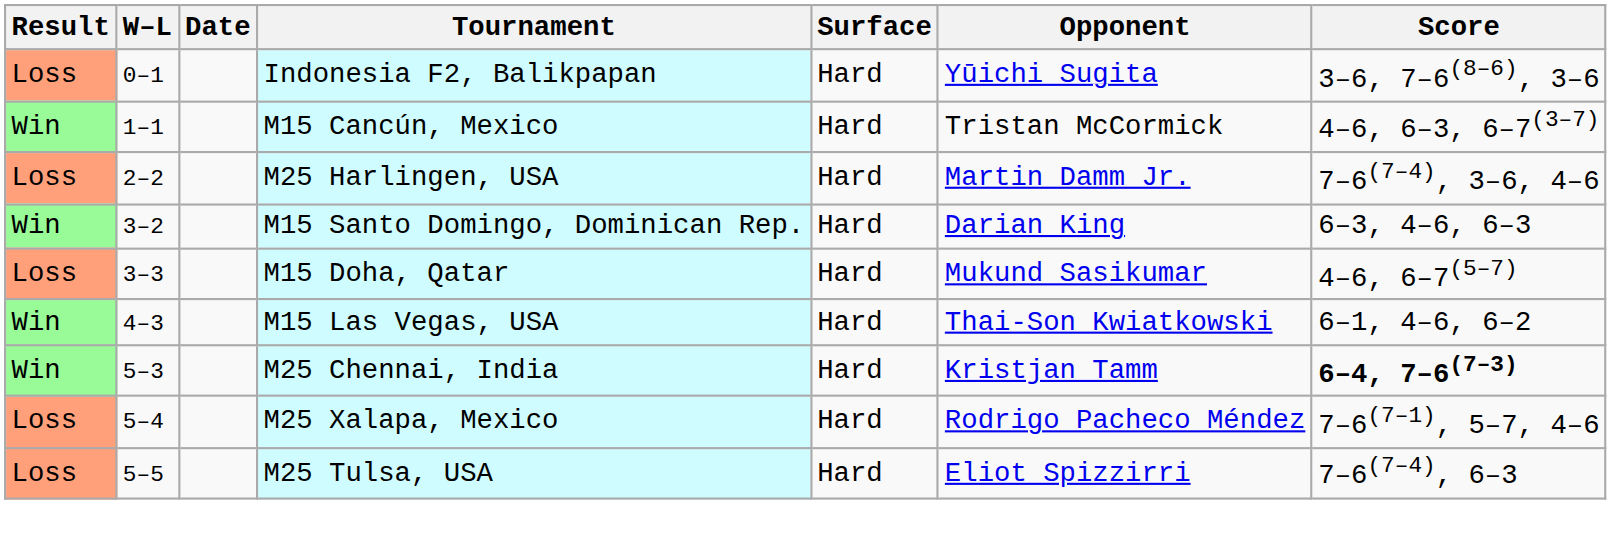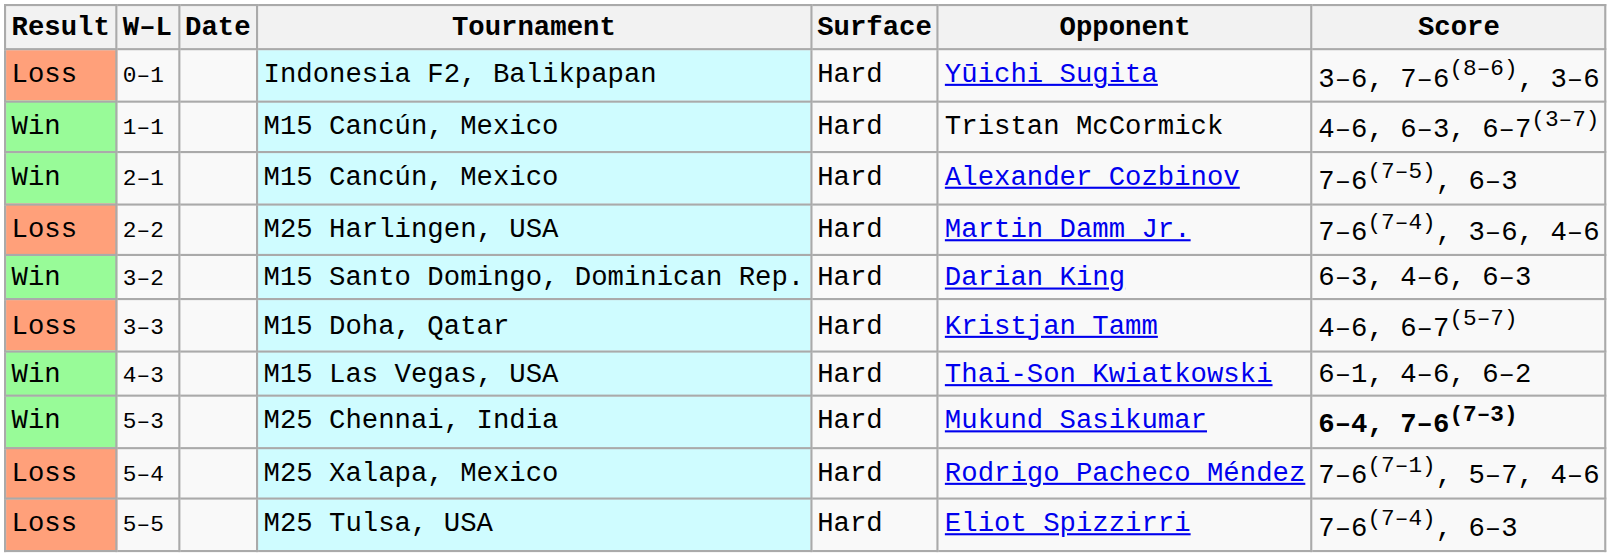+ row: (143, 179)
(1076, 274) Mukund Sasikumar -> (1051, 326) Kristjan Tamm
(1051, 370) Kristjan Tamm -> (1076, 422) Mukund Sasikumar
